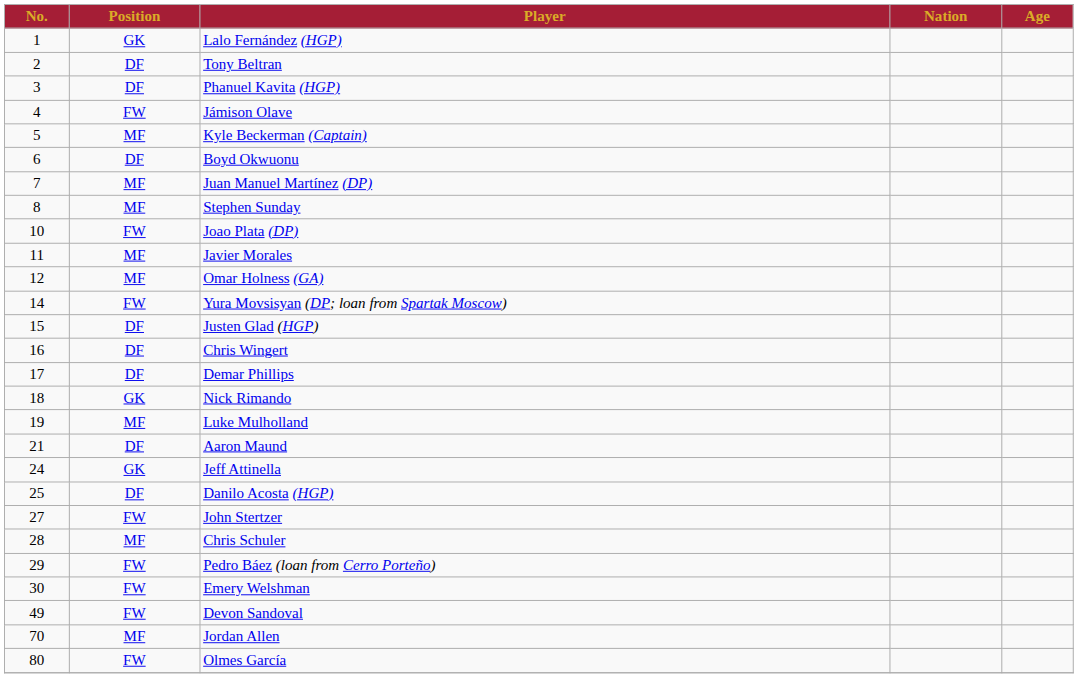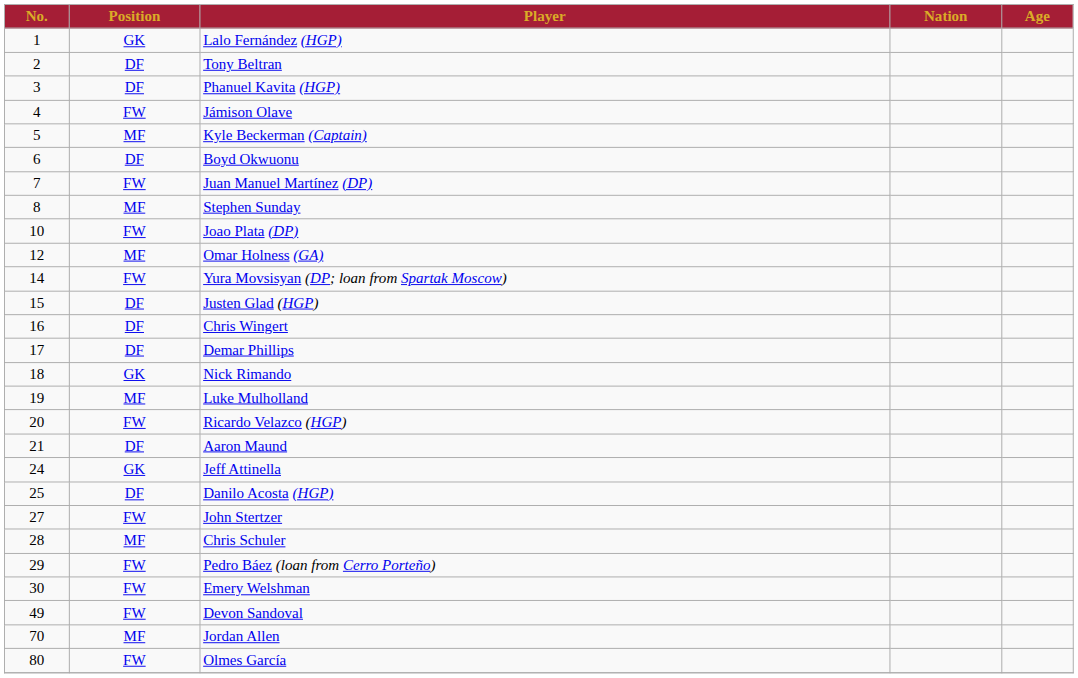(134, 183) MF -> (134, 183) FW
- row: (248, 254)
+ row: (275, 421)
